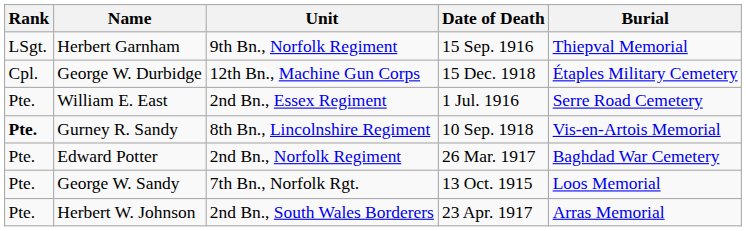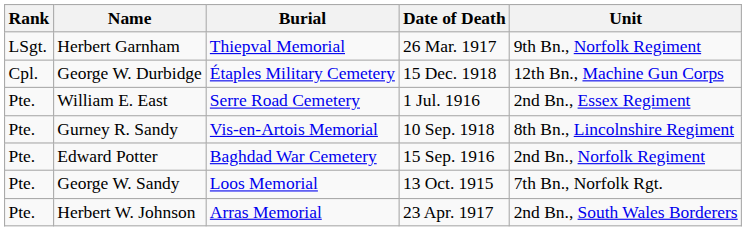columns swapped: (322, 18) <-> (645, 18)
(488, 45) 15 Sep. 1916 -> (450, 45) 26 Mar. 1917
(23, 128) bold -> (22, 128) normal
(489, 156) 26 Mar. 1917 -> (449, 156) 15 Sep. 1916
